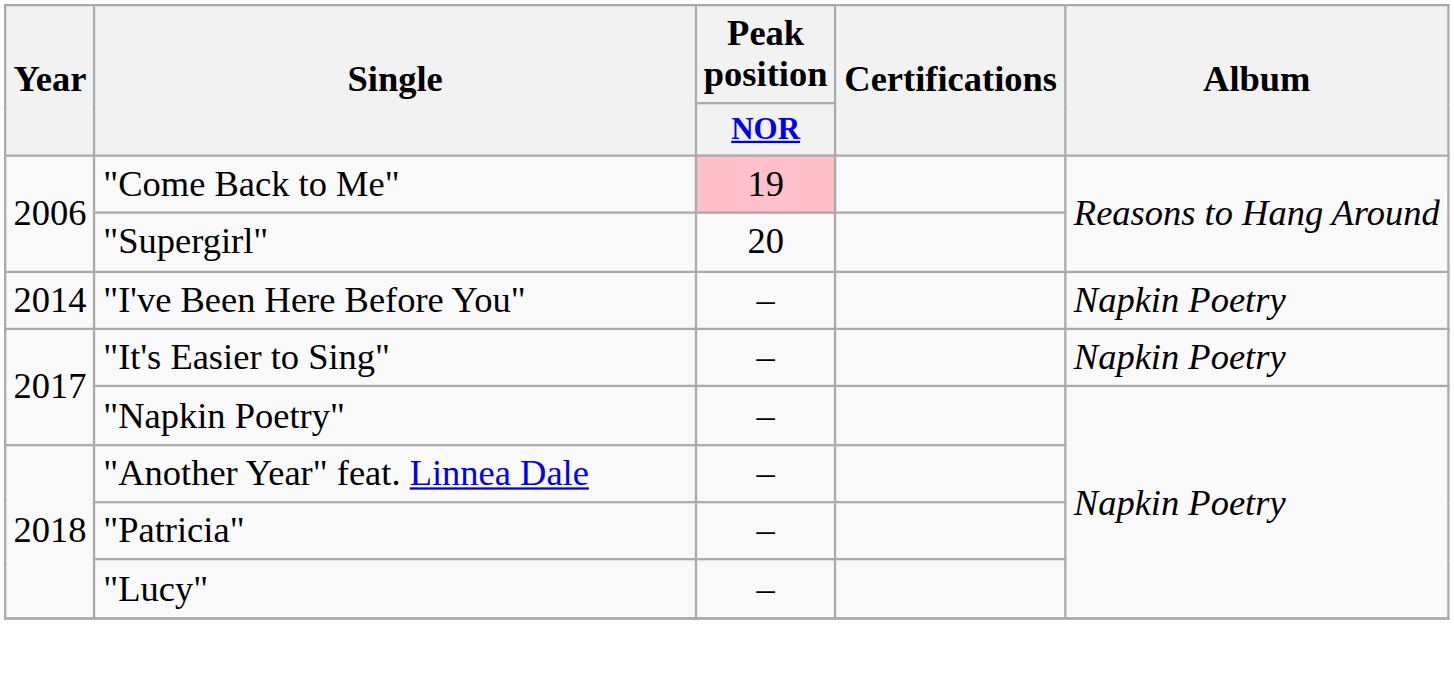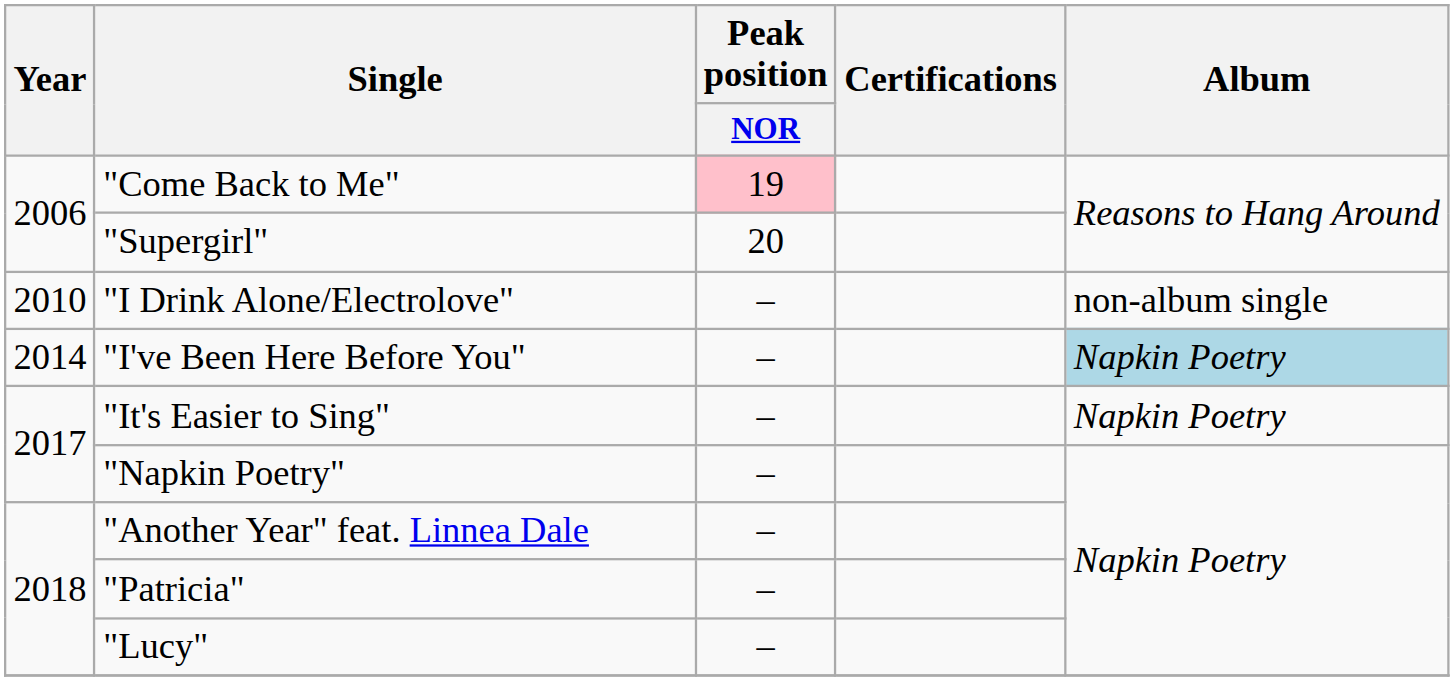+ row: (309, 299)
(1180, 299) no background -> (1180, 357) lightblue background
